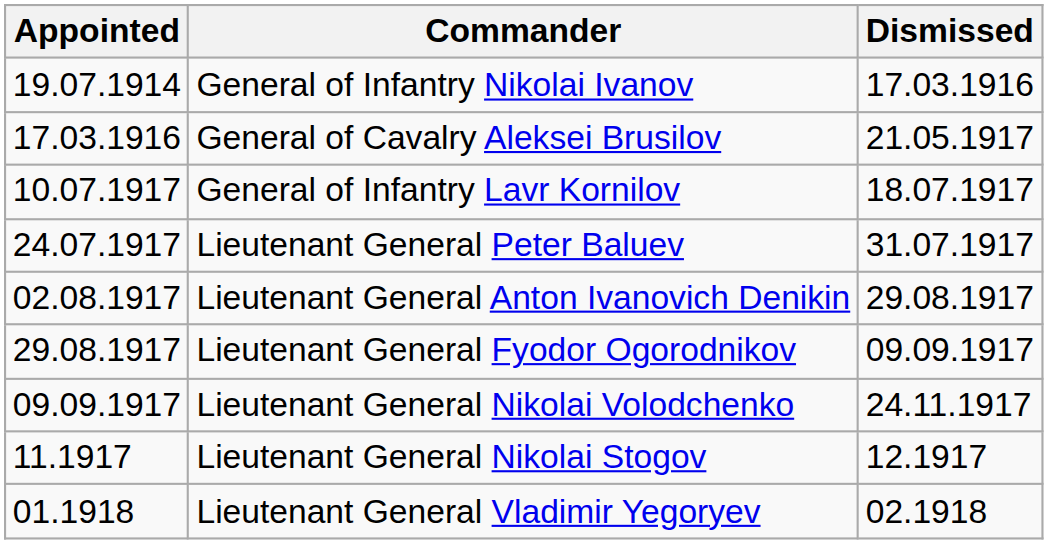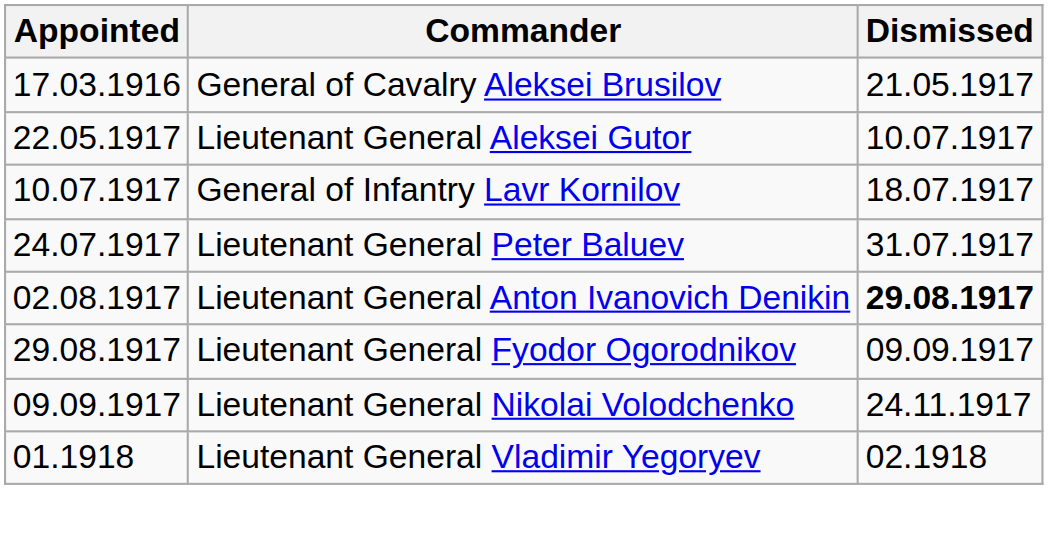- row: (445, 84)
+ row: (444, 137)
(950, 297) normal -> (950, 297) bold
- row: (451, 457)
